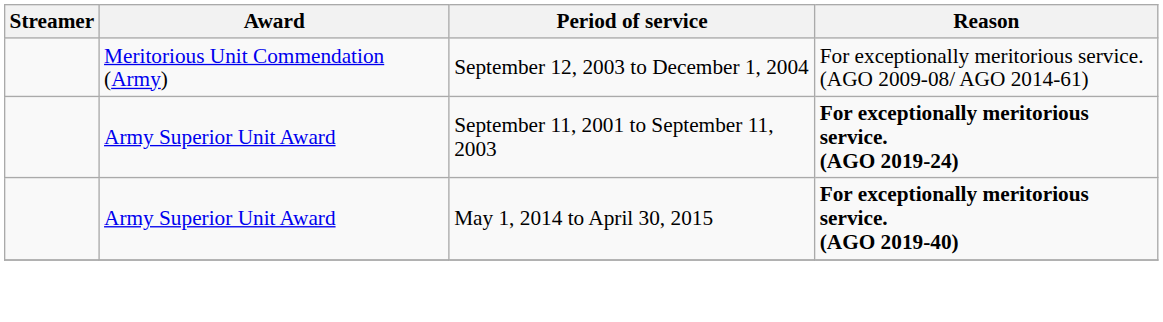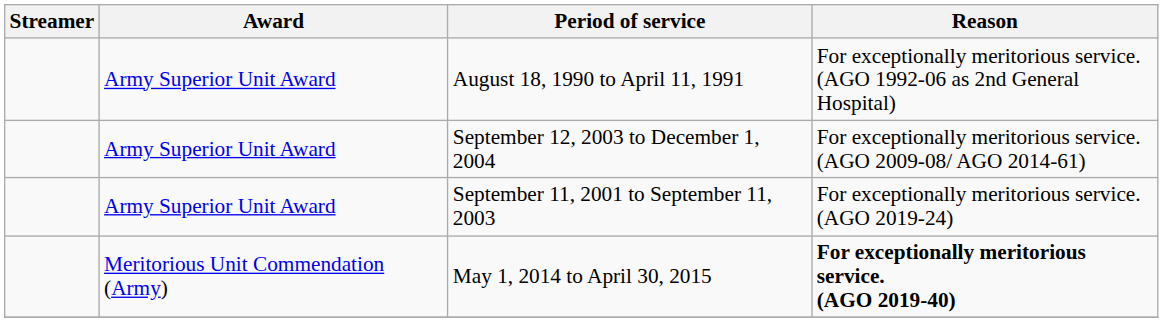+ row: (598, 79)
(244, 67) Meritorious Unit Commendation (Army) -> (220, 148) Army Superior Unit Award
(954, 136) bold -> (979, 206) normal
(220, 218) Army Superior Unit Award -> (244, 276) Meritorious Unit Commendation (Army)
